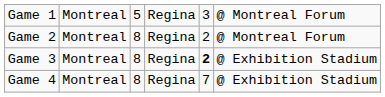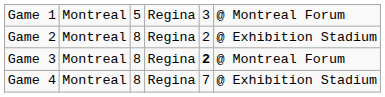(281, 37) @ Montreal Forum -> (297, 37) @ Exhibition Stadium
(297, 59) @ Exhibition Stadium -> (281, 59) @ Montreal Forum
